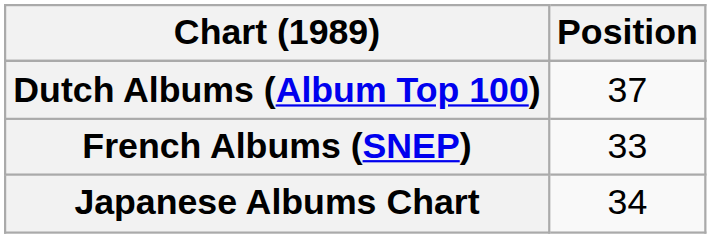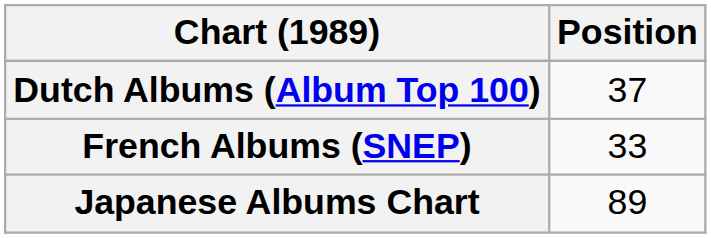(627, 202) 34 -> (627, 202) 89
